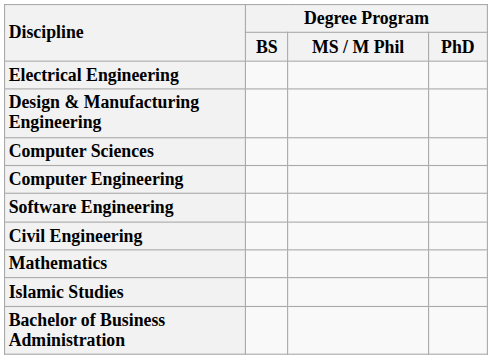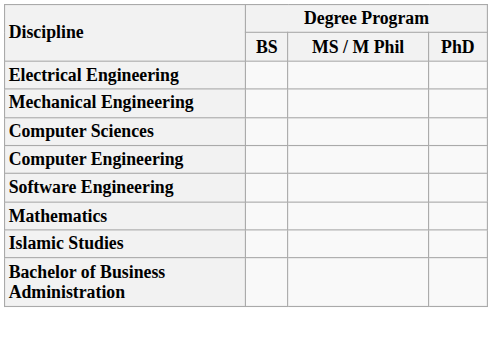+ row: (101, 103)
- row: (104, 113)
- row: (75, 235)
